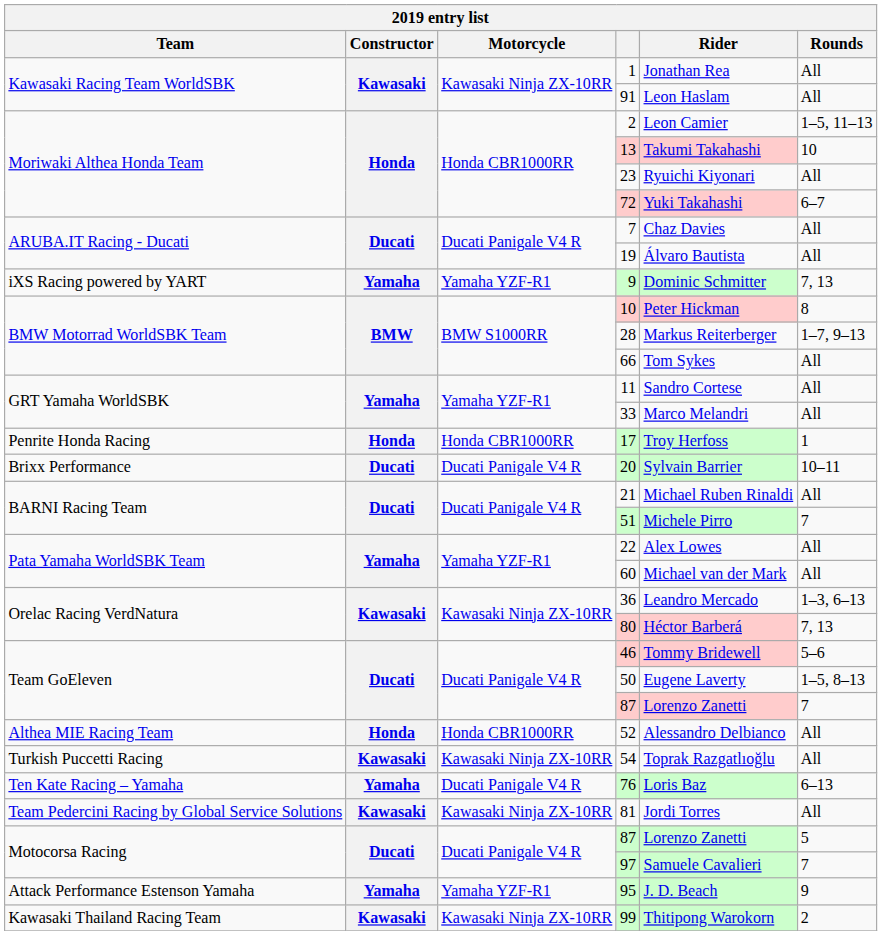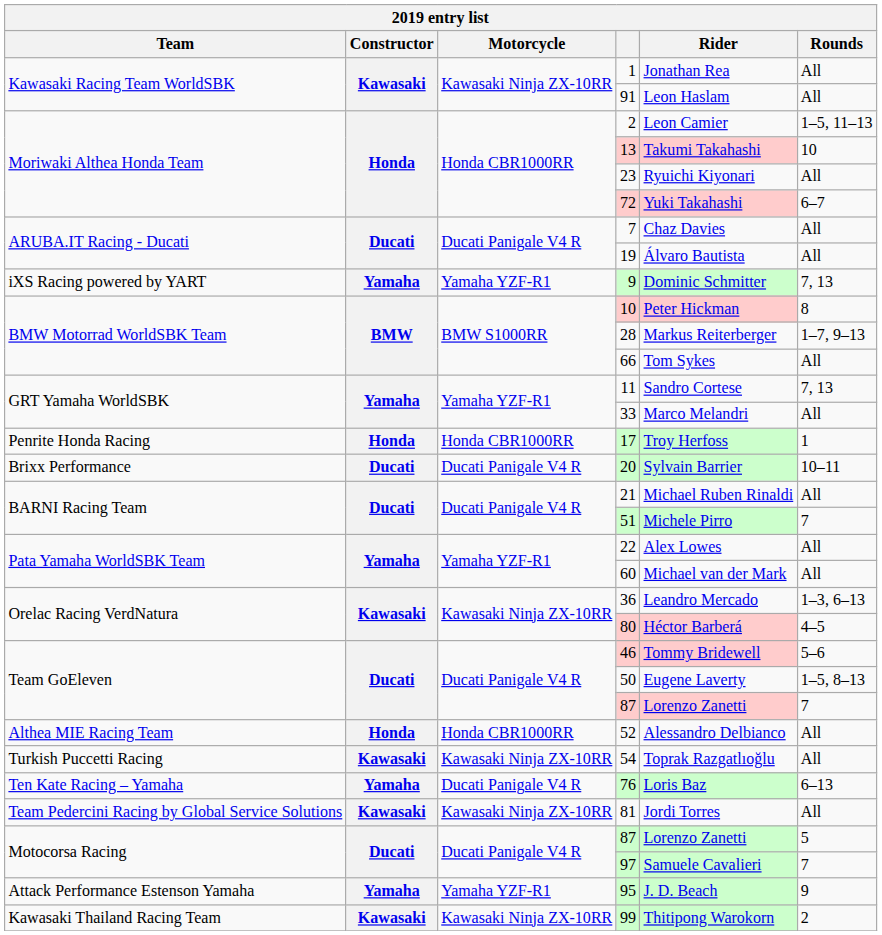(811, 387) All -> (817, 387) 7, 13
(817, 626) 7, 13 -> (813, 626) 4–5
